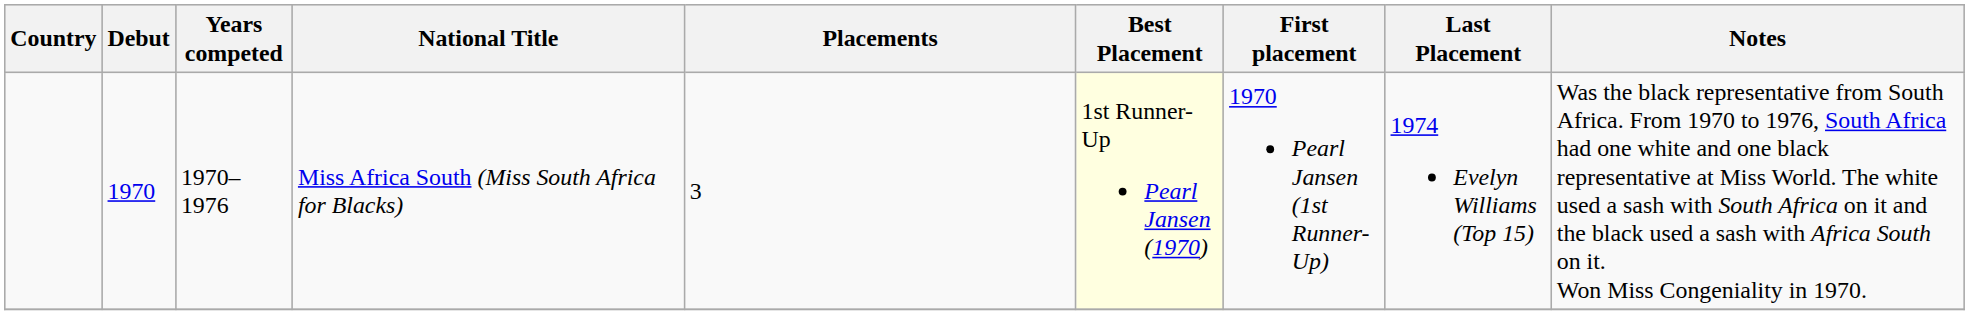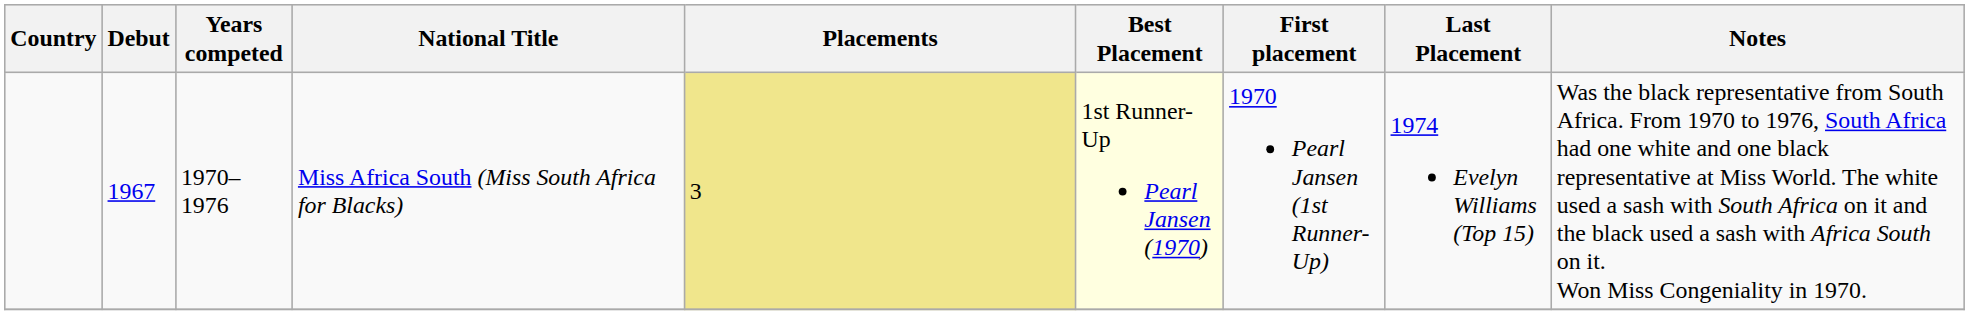(131, 190) 1970 -> (131, 190) 1967
(696, 190) no background -> (696, 190) khaki background
